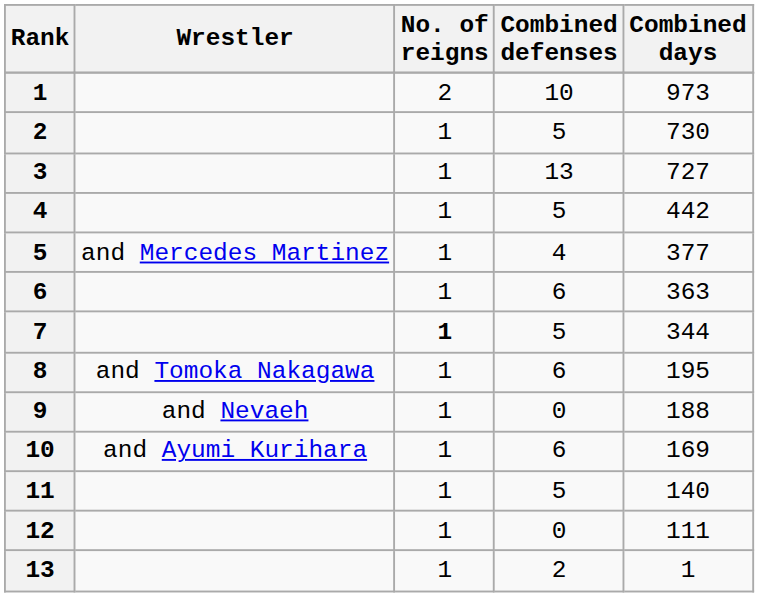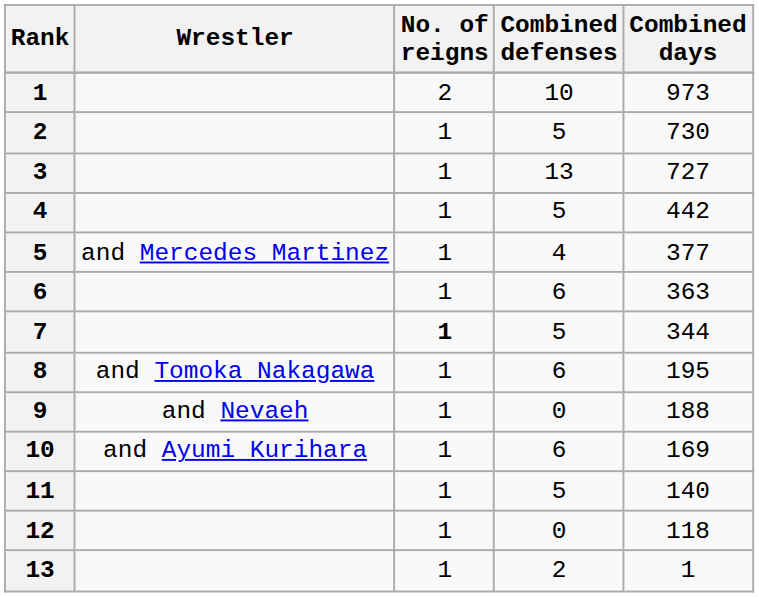(688, 531) 111 -> (688, 531) 118
